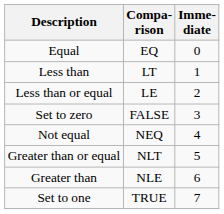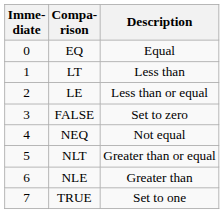columns swapped: (197, 22) <-> (64, 22)
